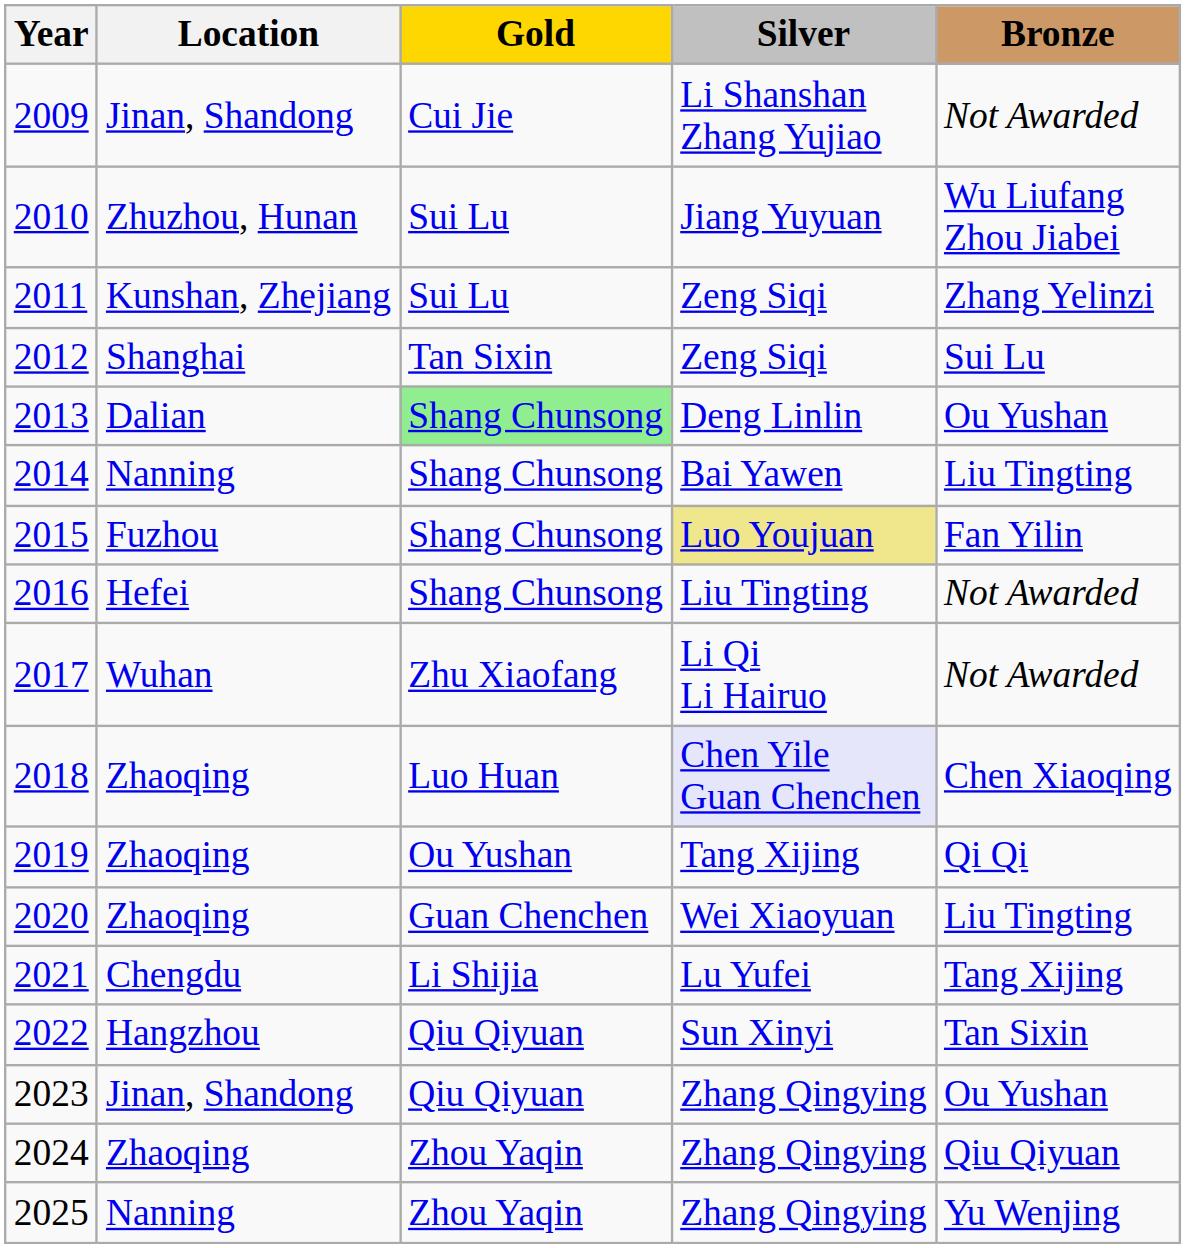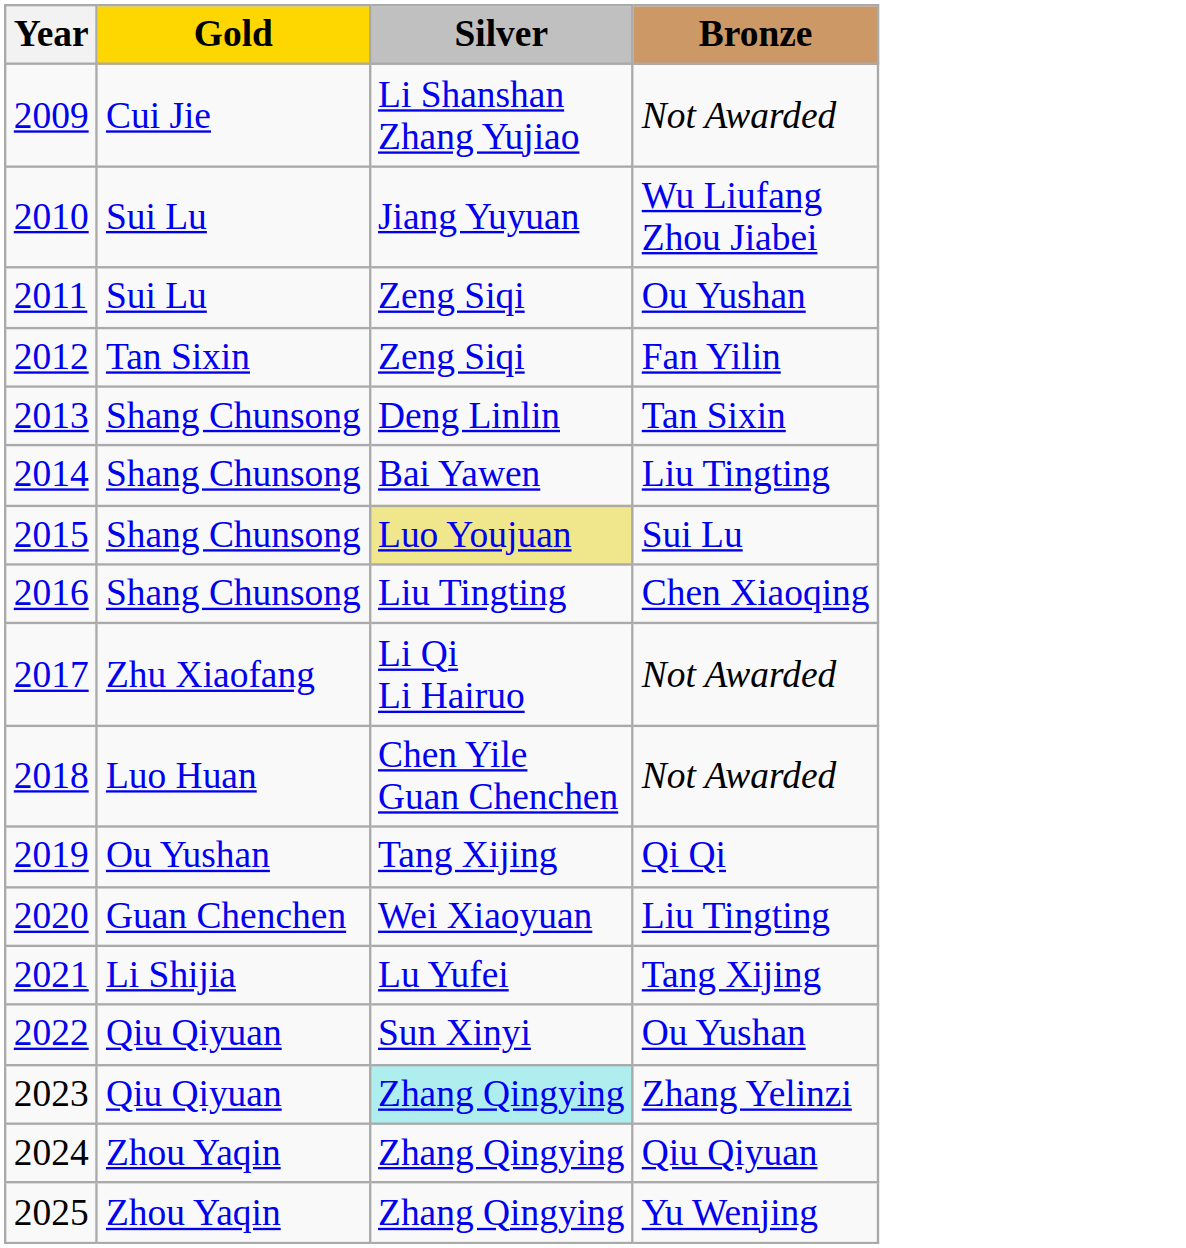- column: (248, 34)
(1049, 296) Zhang Yelinzi -> (724, 296) Ou Yushan
(994, 355) Sui Lu -> (711, 355) Fan Yilin
(536, 415) lightgreen background -> (233, 415) no background
(1026, 415) Ou Yushan -> (714, 415) Tan Sixin
(1013, 534) Fan Yilin -> (692, 534) Sui Lu
(1041, 593) Not Awarded -> (756, 593) Chen Xiaoqing
(800, 775) lavender background -> (498, 775) no background
(1058, 775) Chen Xiaoqing -> (739, 775) Not Awarded
(1016, 1033) Tan Sixin -> (724, 1033) Ou Yushan
(803, 1093) no background -> (501, 1093) paleturquoise background
(1026, 1093) Ou Yushan -> (747, 1093) Zhang Yelinzi
